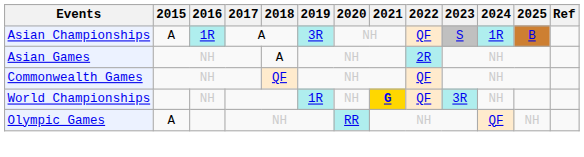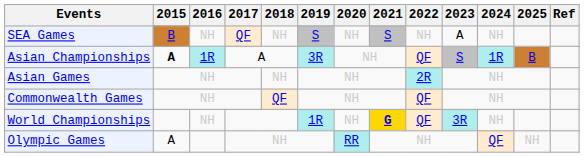+ row: (41, 36)
(171, 36) normal -> (171, 57) bold
(279, 57) A -> (279, 78) NH
